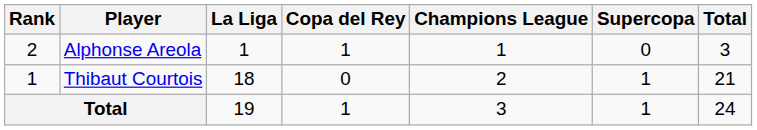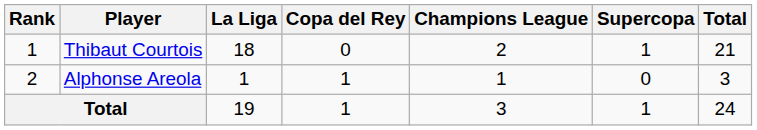rows swapped: (133, 79) <-> (133, 49)
